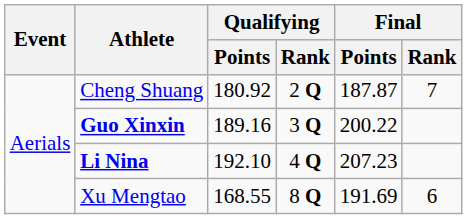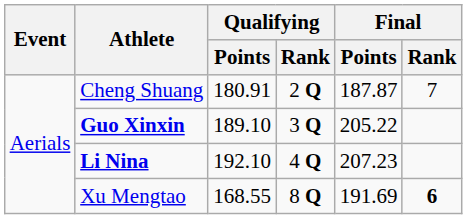(242, 91) 180.92 -> (242, 91) 180.91
(242, 126) 189.16 -> (242, 126) 189.10
(369, 126) 200.22 -> (369, 126) 205.22
(432, 195) normal -> (432, 195) bold
